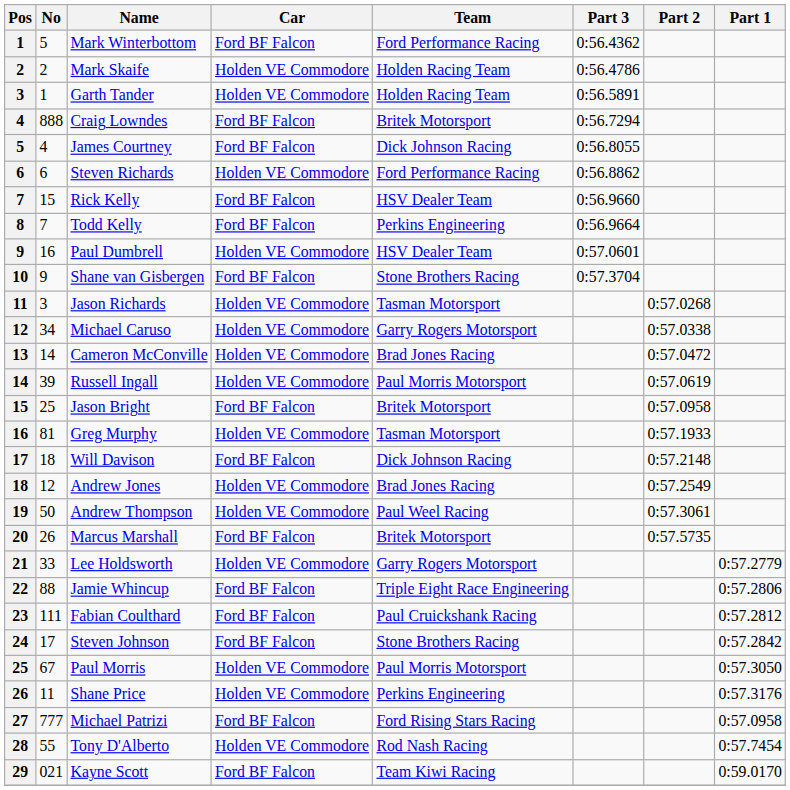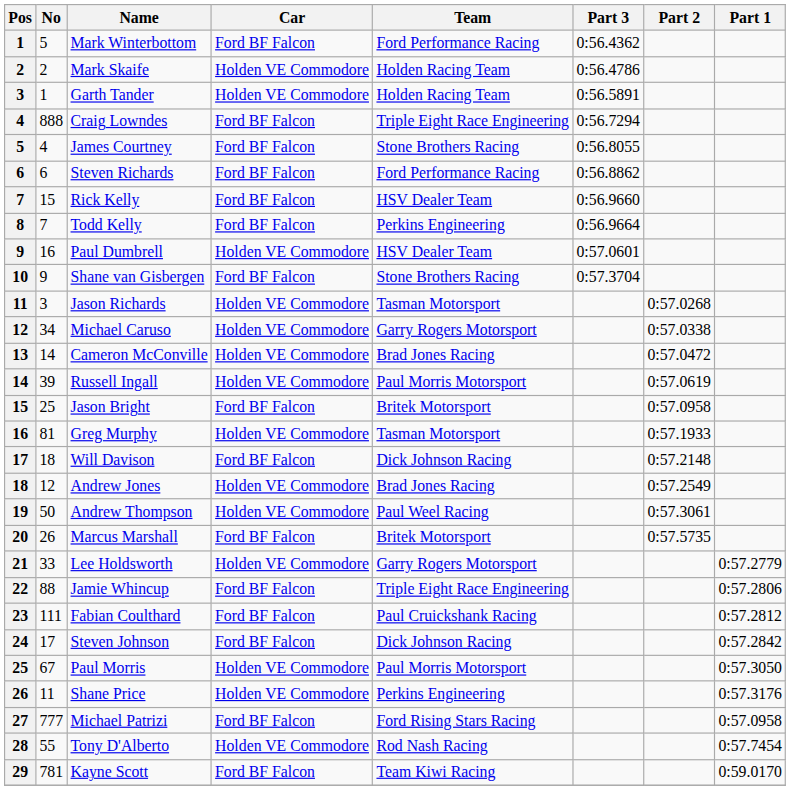(434, 121) Britek Motorsport -> (473, 121) Triple Eight Race Engineering
(444, 147) Dick Johnson Racing -> (448, 147) Stone Brothers Racing
(292, 173) Holden VE Commodore -> (265, 173) Ford BF Falcon
(448, 641) Stone Brothers Racing -> (444, 641) Dick Johnson Racing
(51, 771) 021 -> (51, 771) 781
